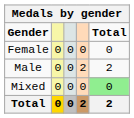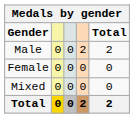rows swapped: (28, 68) <-> (28, 50)
(109, 86) lightgreen background -> (109, 86) no background
